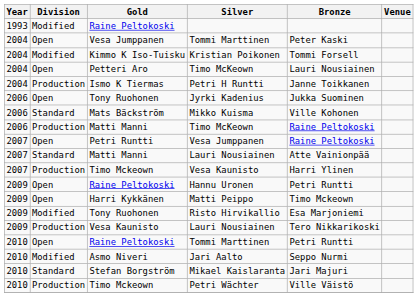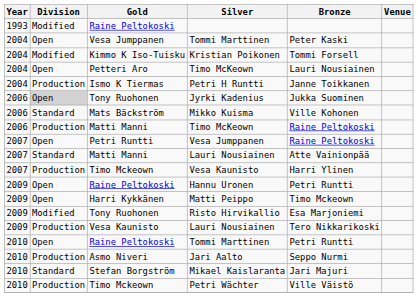(43, 98) no background -> (43, 98) lightgrey background
(53, 256) Modified -> (59, 256) Production
